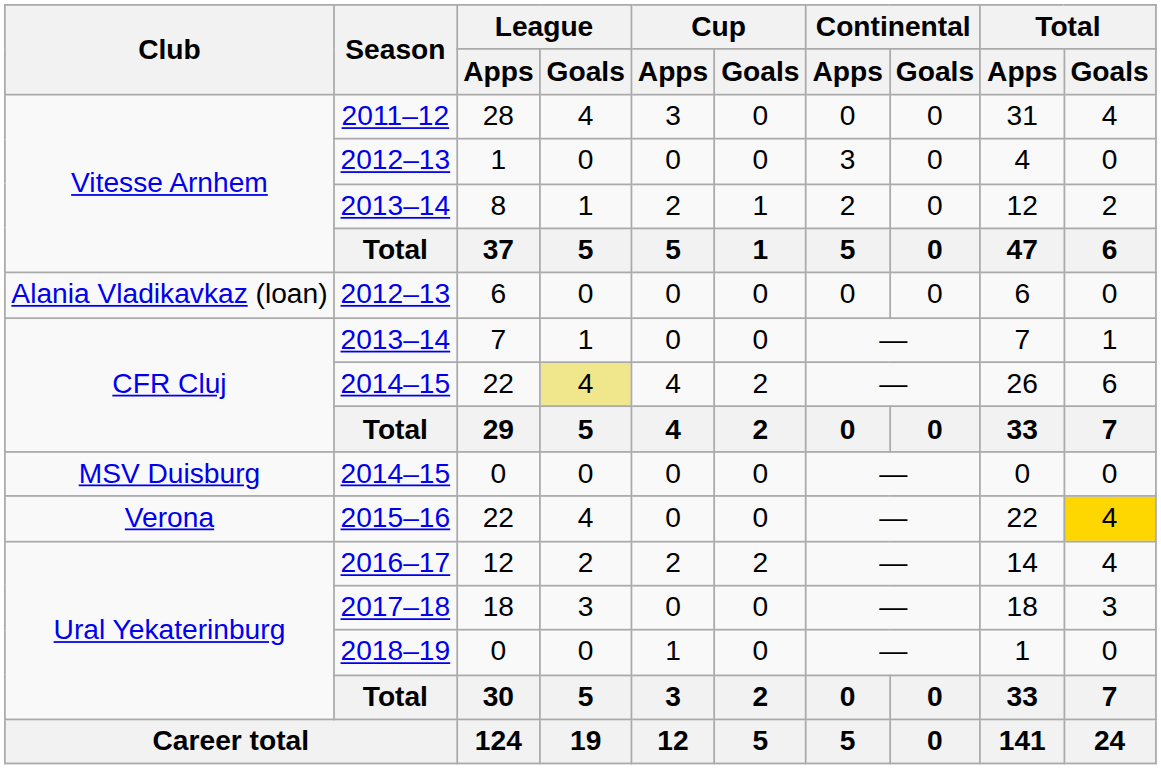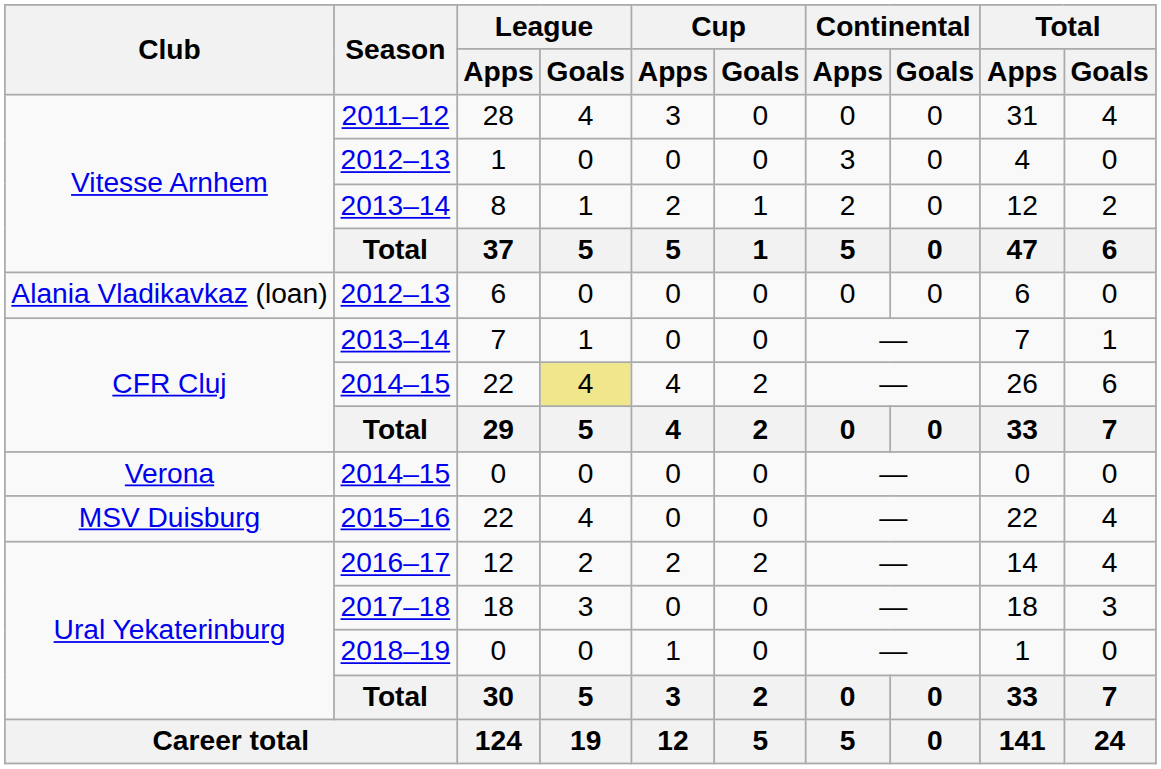(169, 473) MSV Duisburg -> (169, 473) Verona
(169, 518) Verona -> (169, 518) MSV Duisburg
(1110, 518) gold background -> (1110, 518) no background
